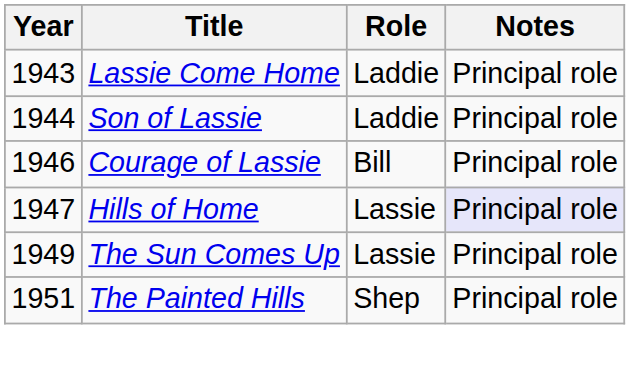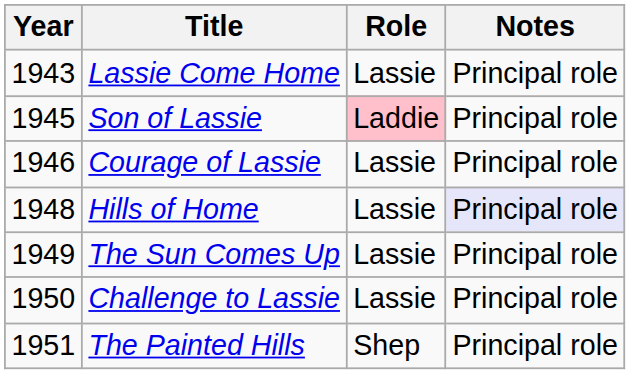(396, 72) Laddie -> (395, 72) Lassie
(43, 118) 1944 -> (43, 118) 1945
(396, 118) no background -> (396, 118) pink background
(372, 163) Bill -> (395, 163) Lassie
(43, 208) 1947 -> (43, 208) 1948
+ row: (214, 299)
